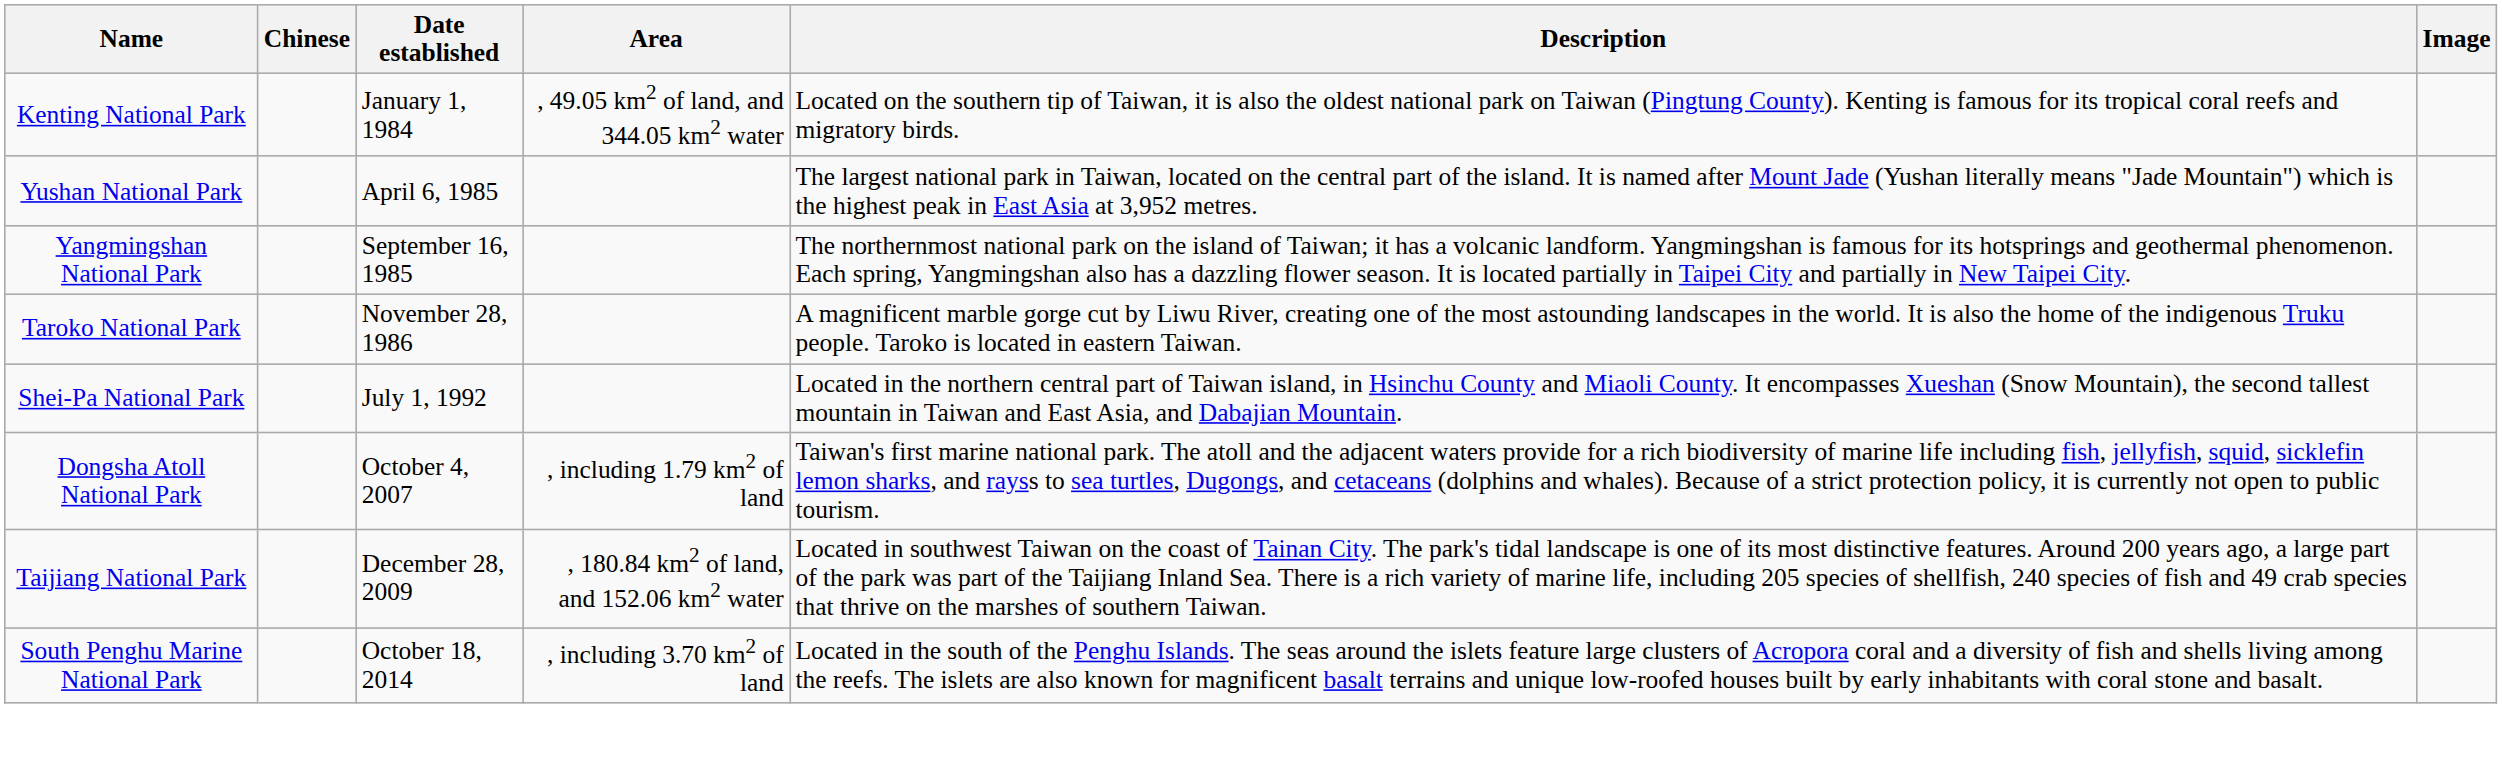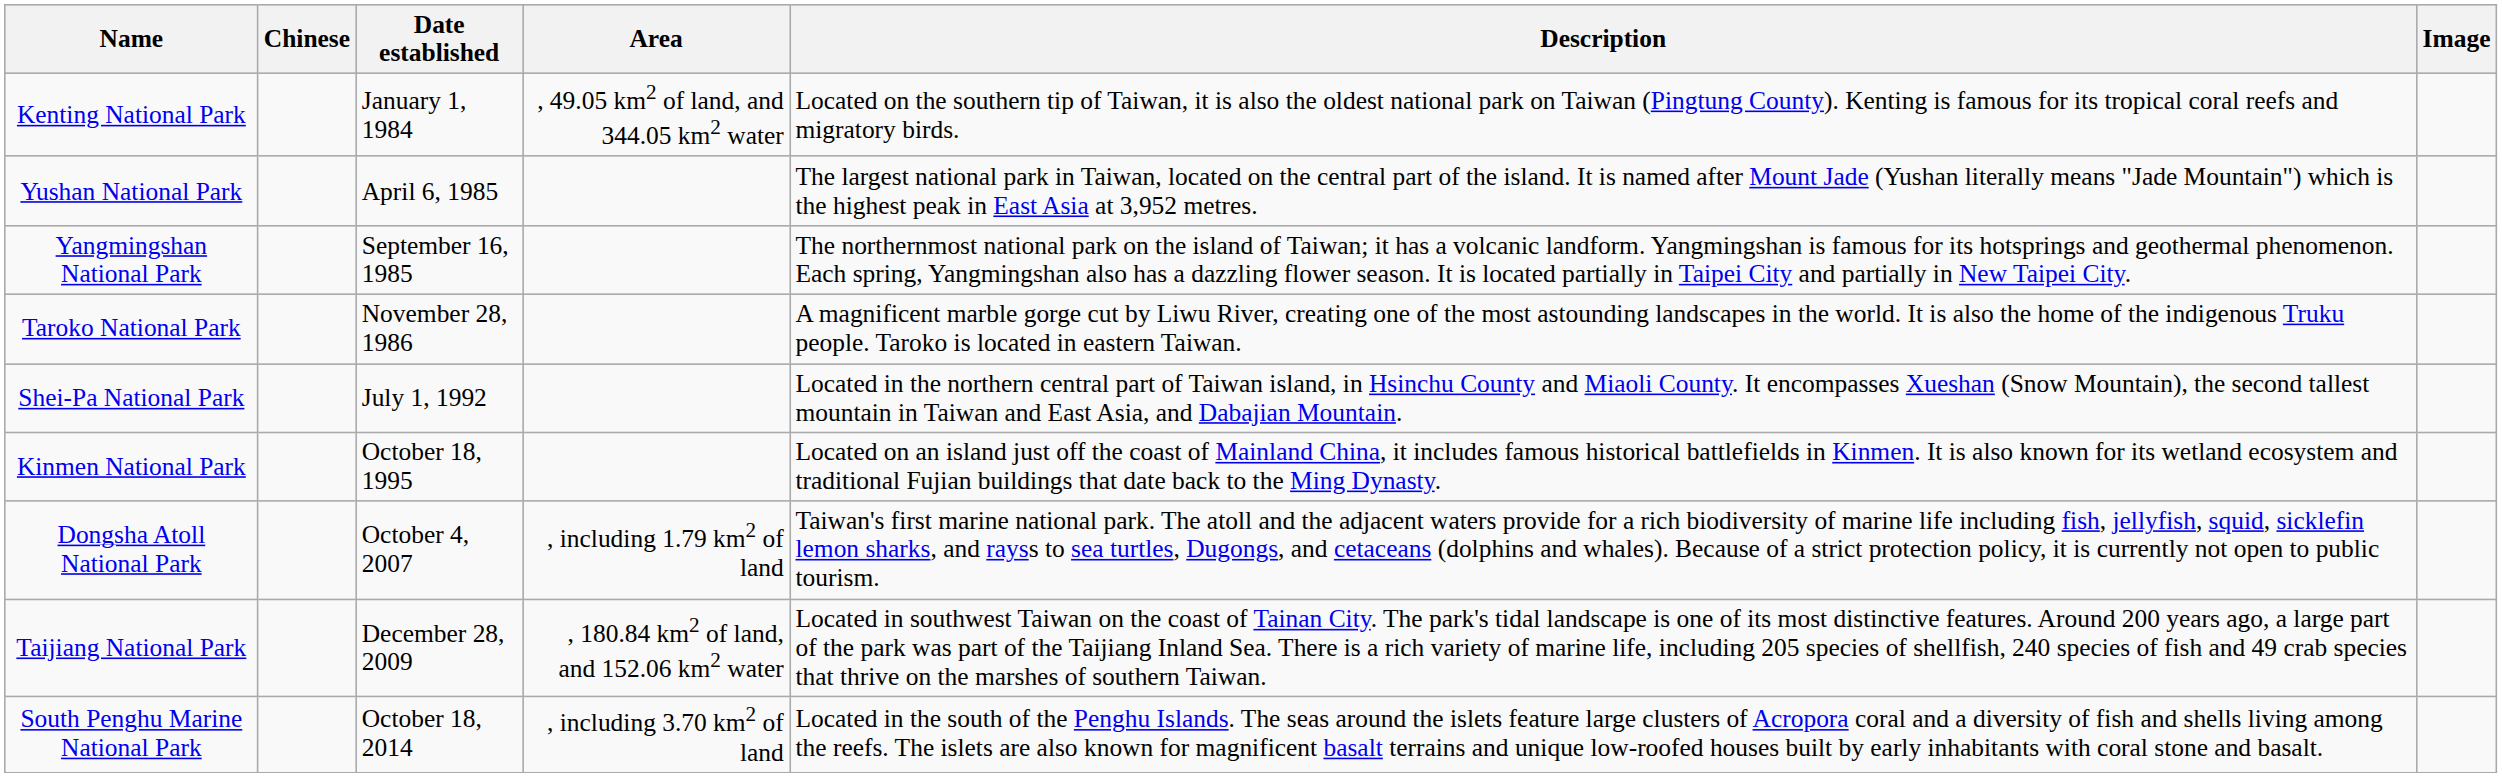+ row: (131, 466)
